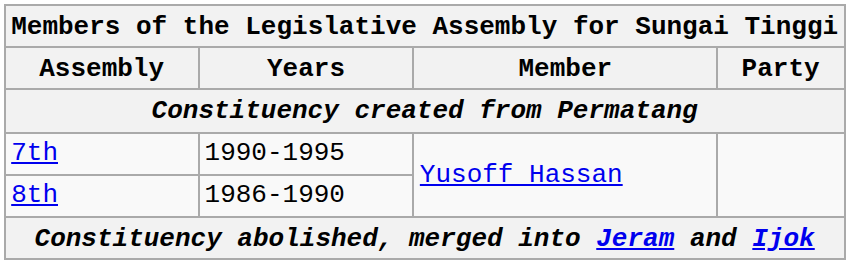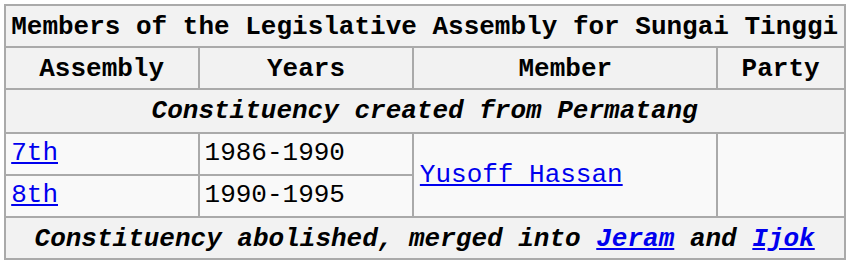(275, 153) 1990-1995 -> (275, 153) 1986-1990
(275, 196) 1986-1990 -> (275, 196) 1990-1995
